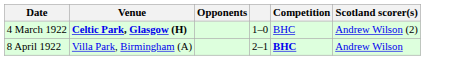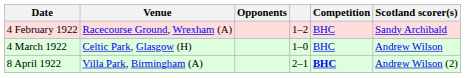+ row: (42, 30)
(129, 30) bold -> (137, 47) normal
(377, 30) Andrew Wilson (2) -> (409, 47) Andrew Wilson
(369, 47) Andrew Wilson -> (416, 64) Andrew Wilson (2)
